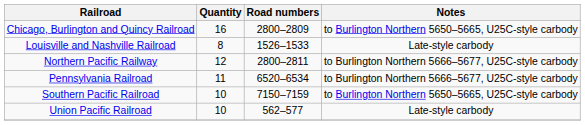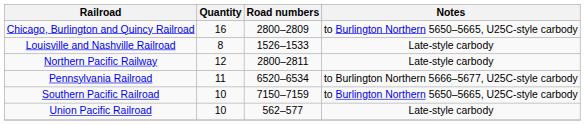(451, 62) to Burlington Northern 5666–5677, U25C-style carbody -> (451, 62) Late-style carbody
